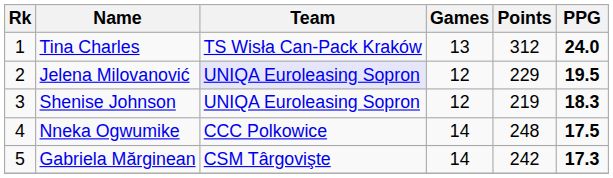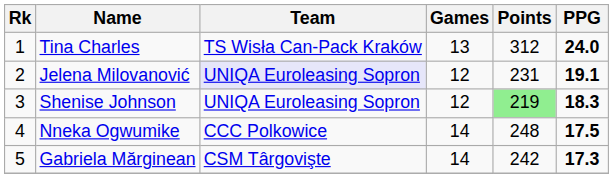(525, 74) 229 -> (525, 74) 231
(582, 74) 19.5 -> (582, 74) 19.1
(525, 103) no background -> (525, 103) lightgreen background
